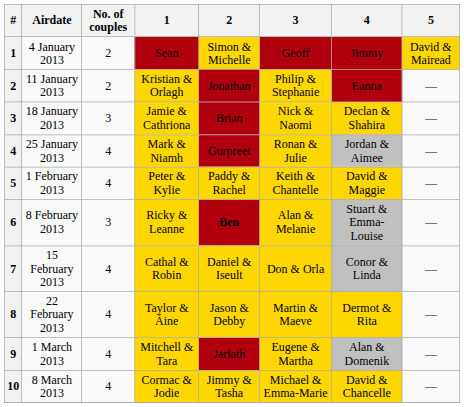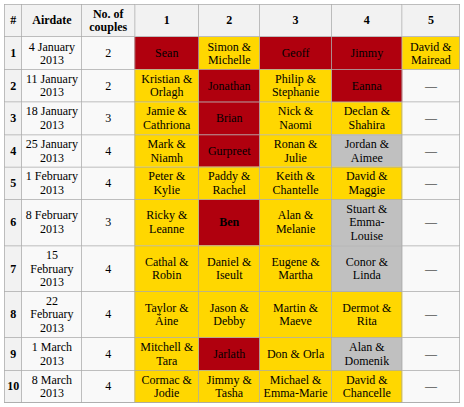(296, 268) Don & Orla -> (296, 268) Eugene & Martha
(296, 354) Eugene & Martha -> (296, 354) Don & Orla
